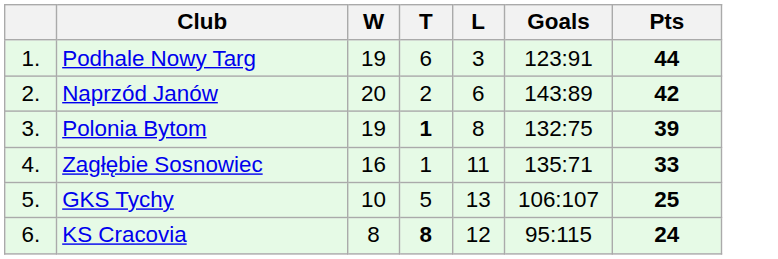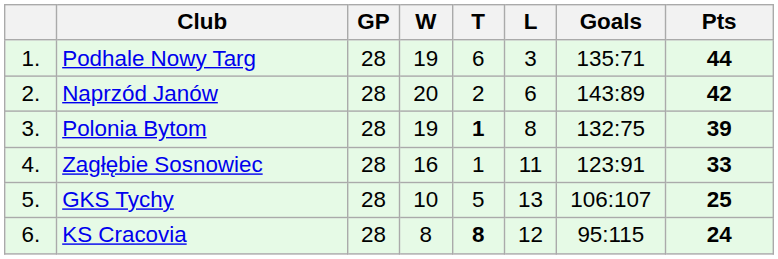+ column: (374, 22)
(558, 57) 123:91 -> (611, 57) 135:71
(558, 164) 135:71 -> (611, 164) 123:91
